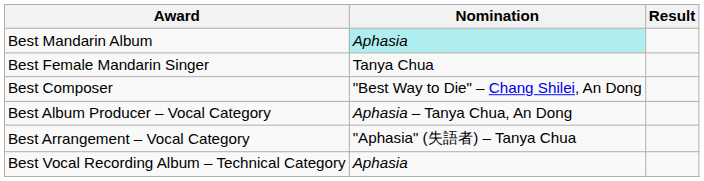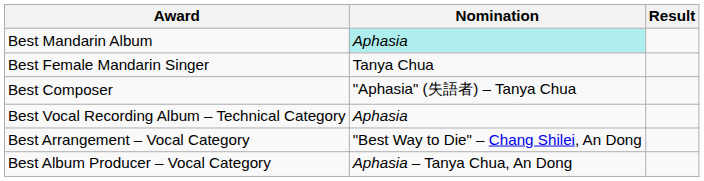(497, 88) "Best Way to Die" – Chang Shilei, An Dong -> (464, 89) "Aphasia" (失語者) – Tanya Chua
rows swapped: (139, 112) <-> (177, 164)
(464, 138) "Aphasia" (失語者) – Tanya Chua -> (497, 139) "Best Way to Die" – Chang Shilei, An Dong
